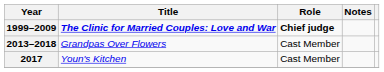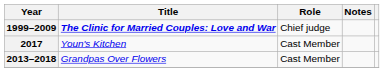(307, 28) bold -> (305, 28) normal
rows swapped: (31, 43) <-> (31, 59)
